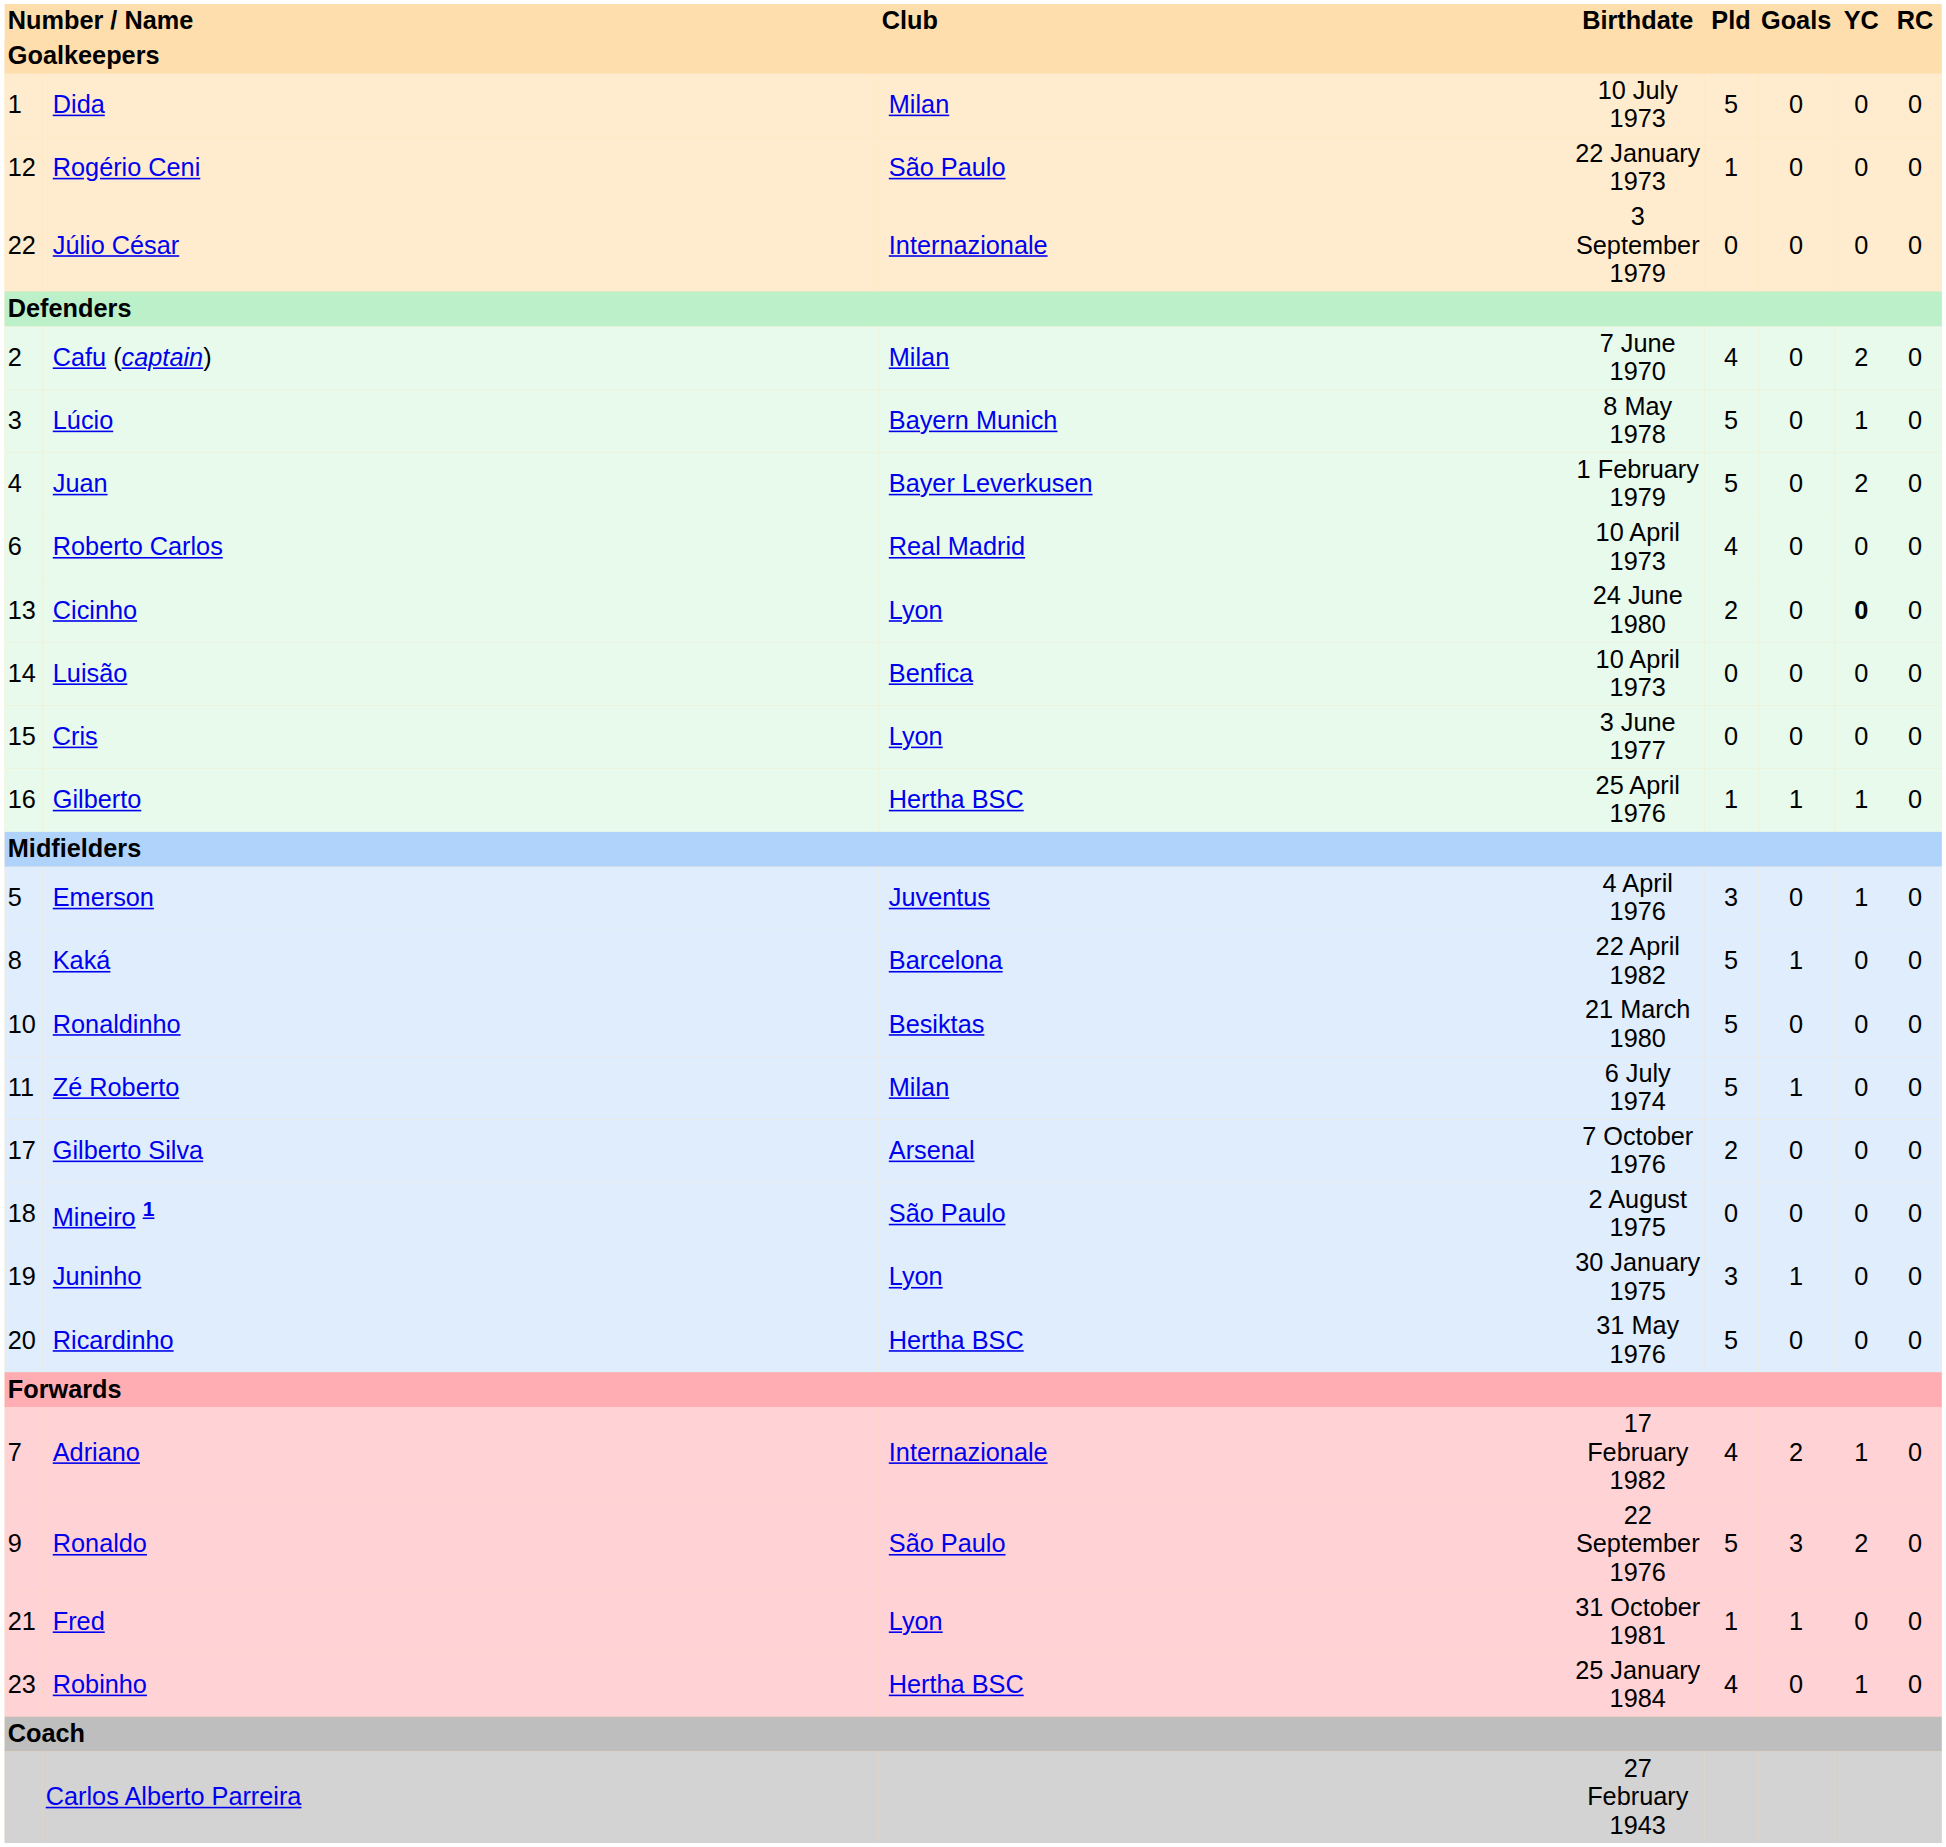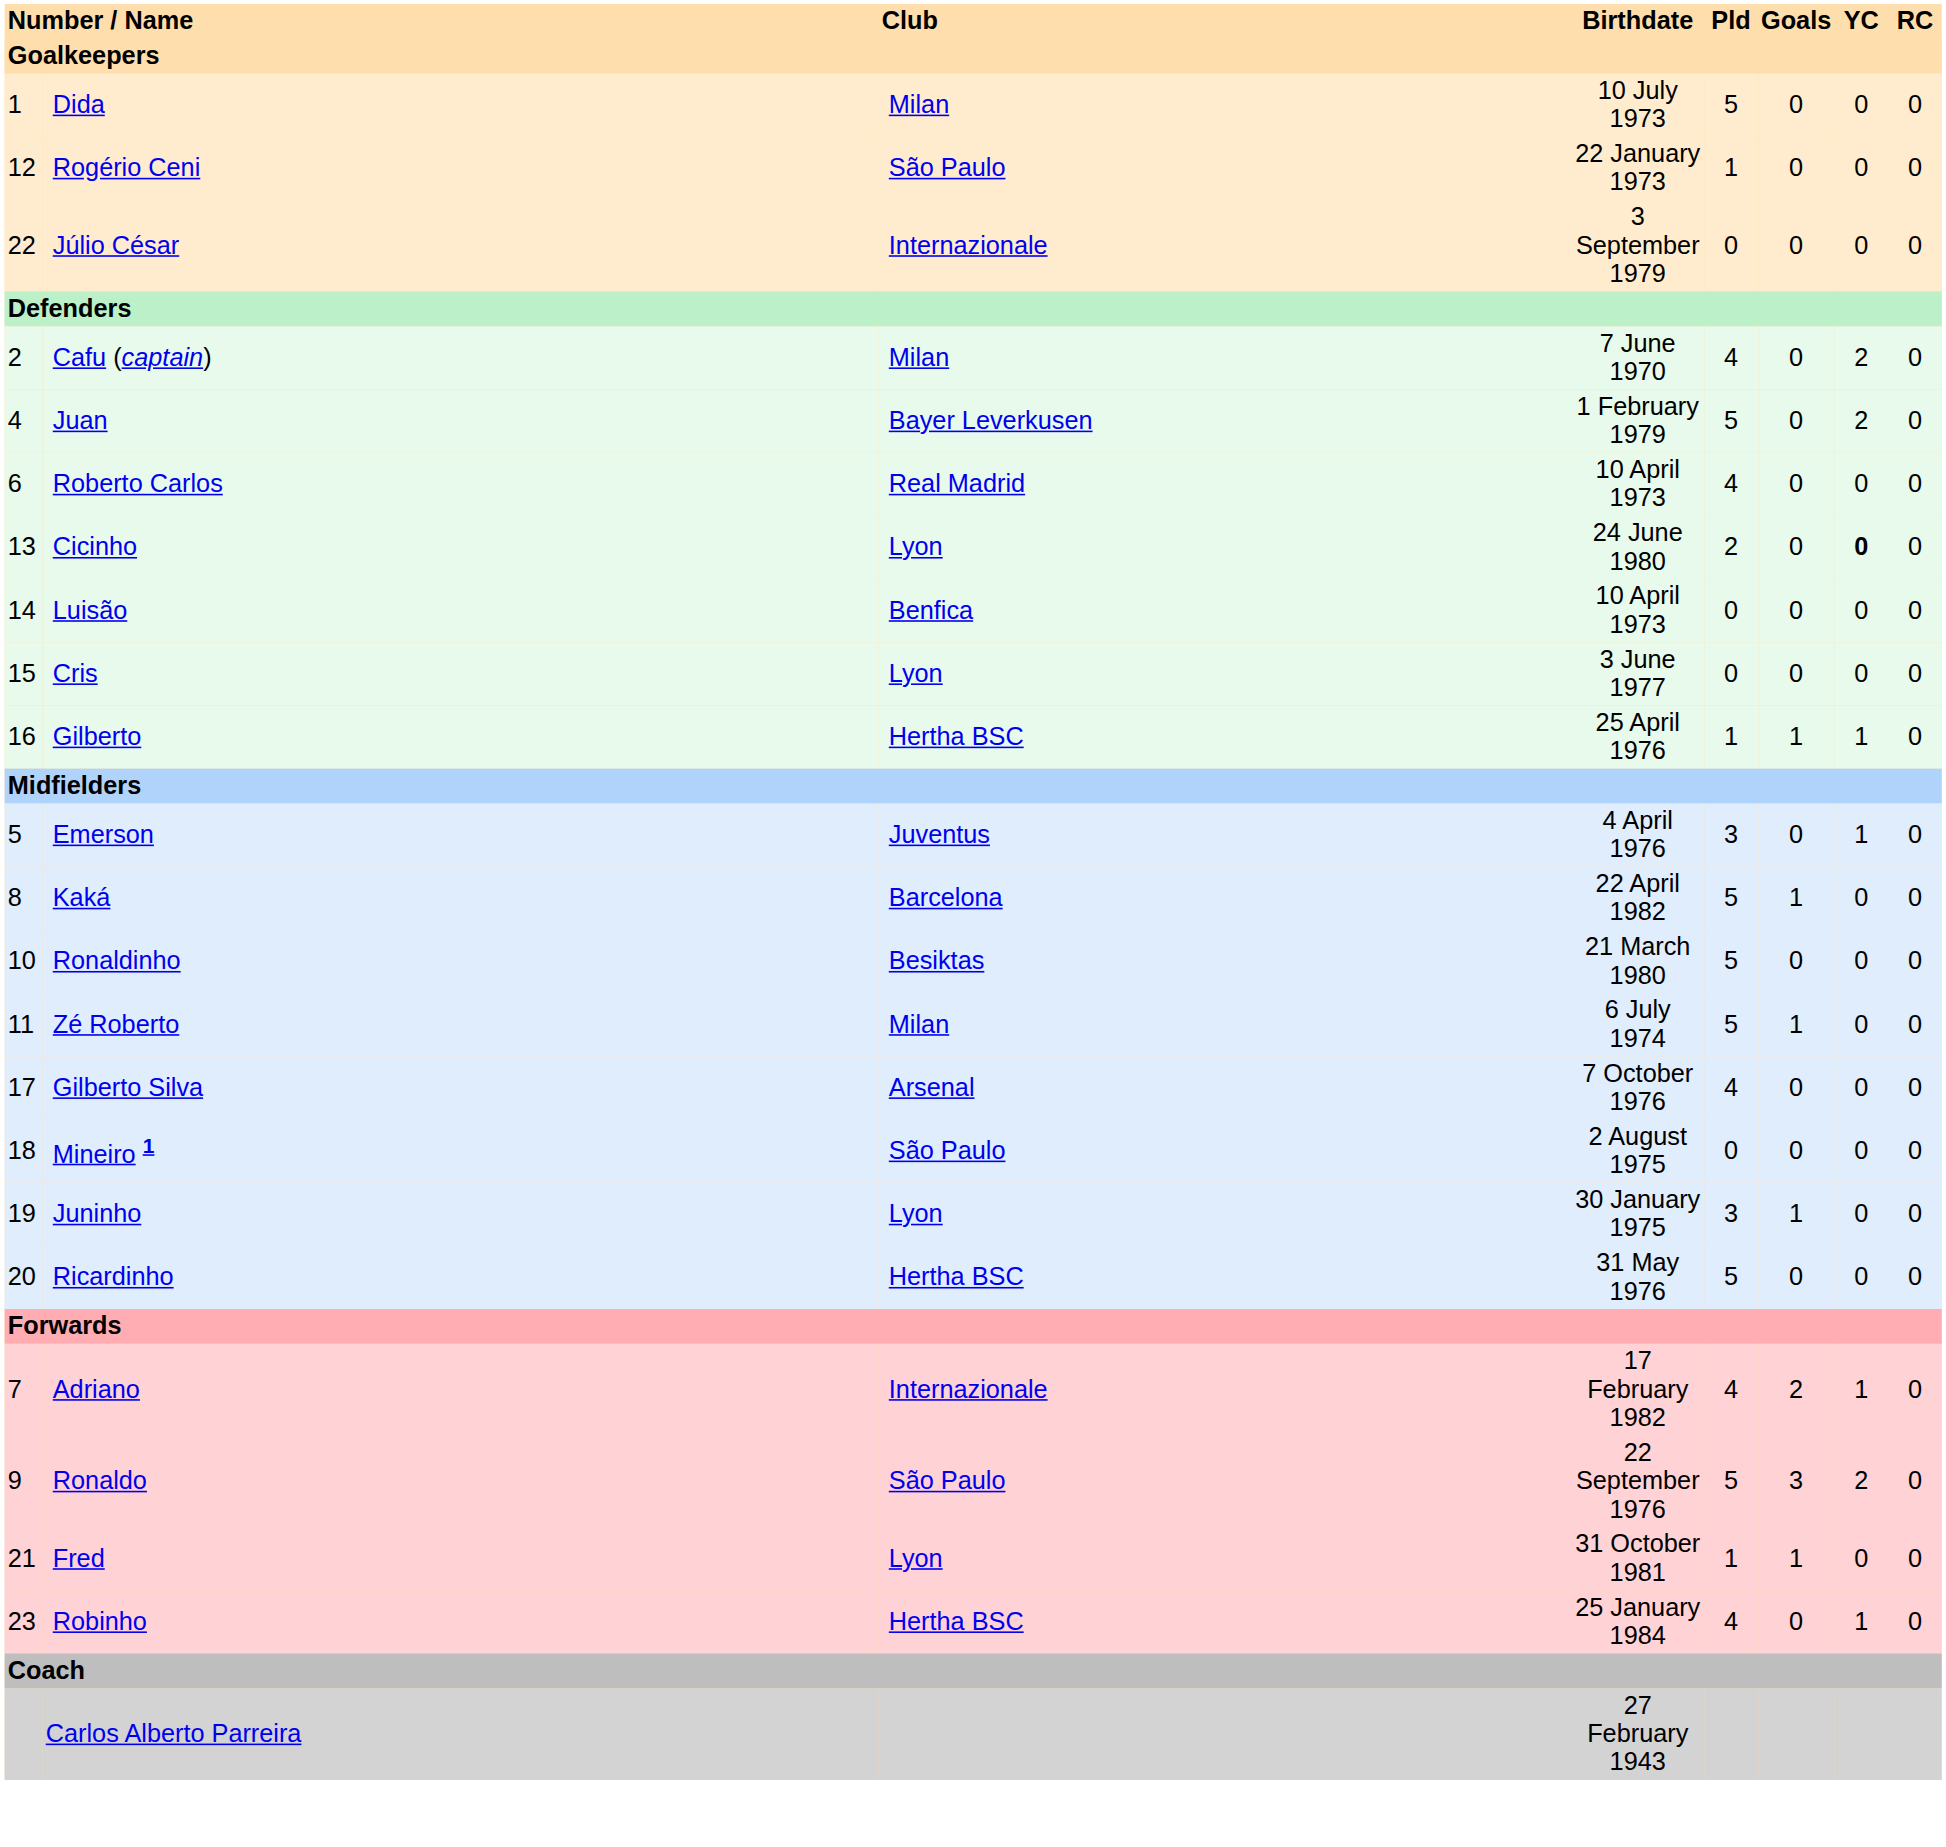- row: (79, 420)
(1731, 1150) 2 -> (1731, 1087) 4
